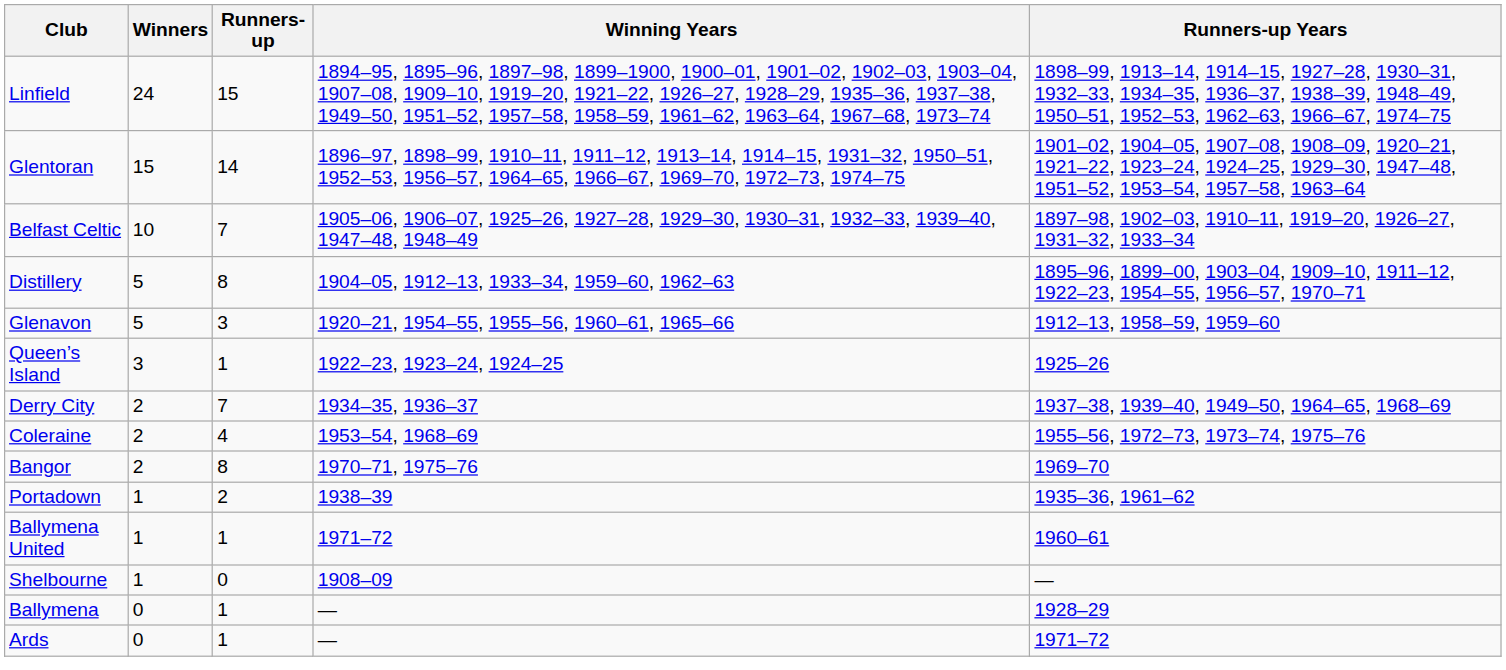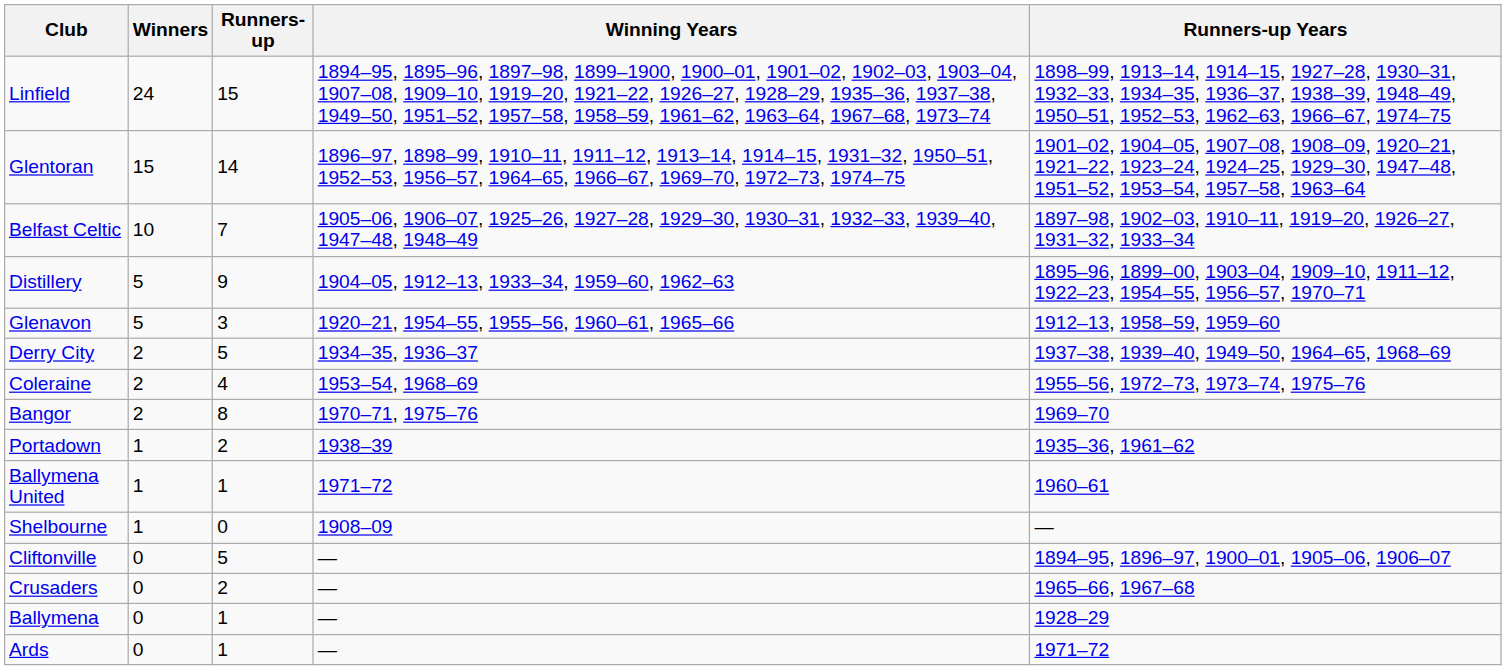(222, 281) 8 -> (222, 281) 9
- row: (45, 364)
(222, 405) 7 -> (222, 353) 5
+ row: (53, 557)
+ row: (53, 588)
